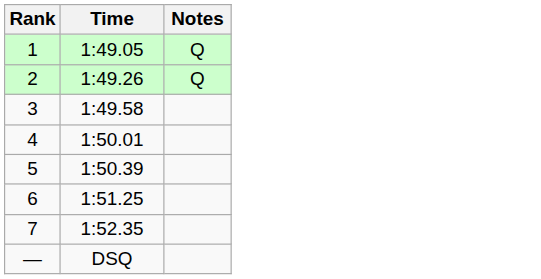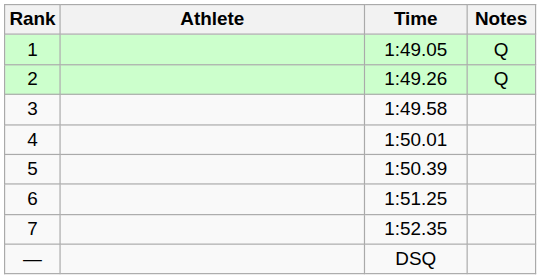+ column: (212, 19)
